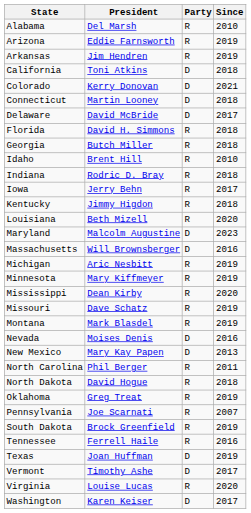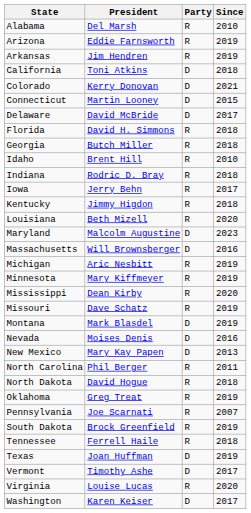(227, 101) 2018 -> (227, 101) 2015
(187, 323) R -> (187, 323) D
(227, 442) 2016 -> (227, 442) 2018
